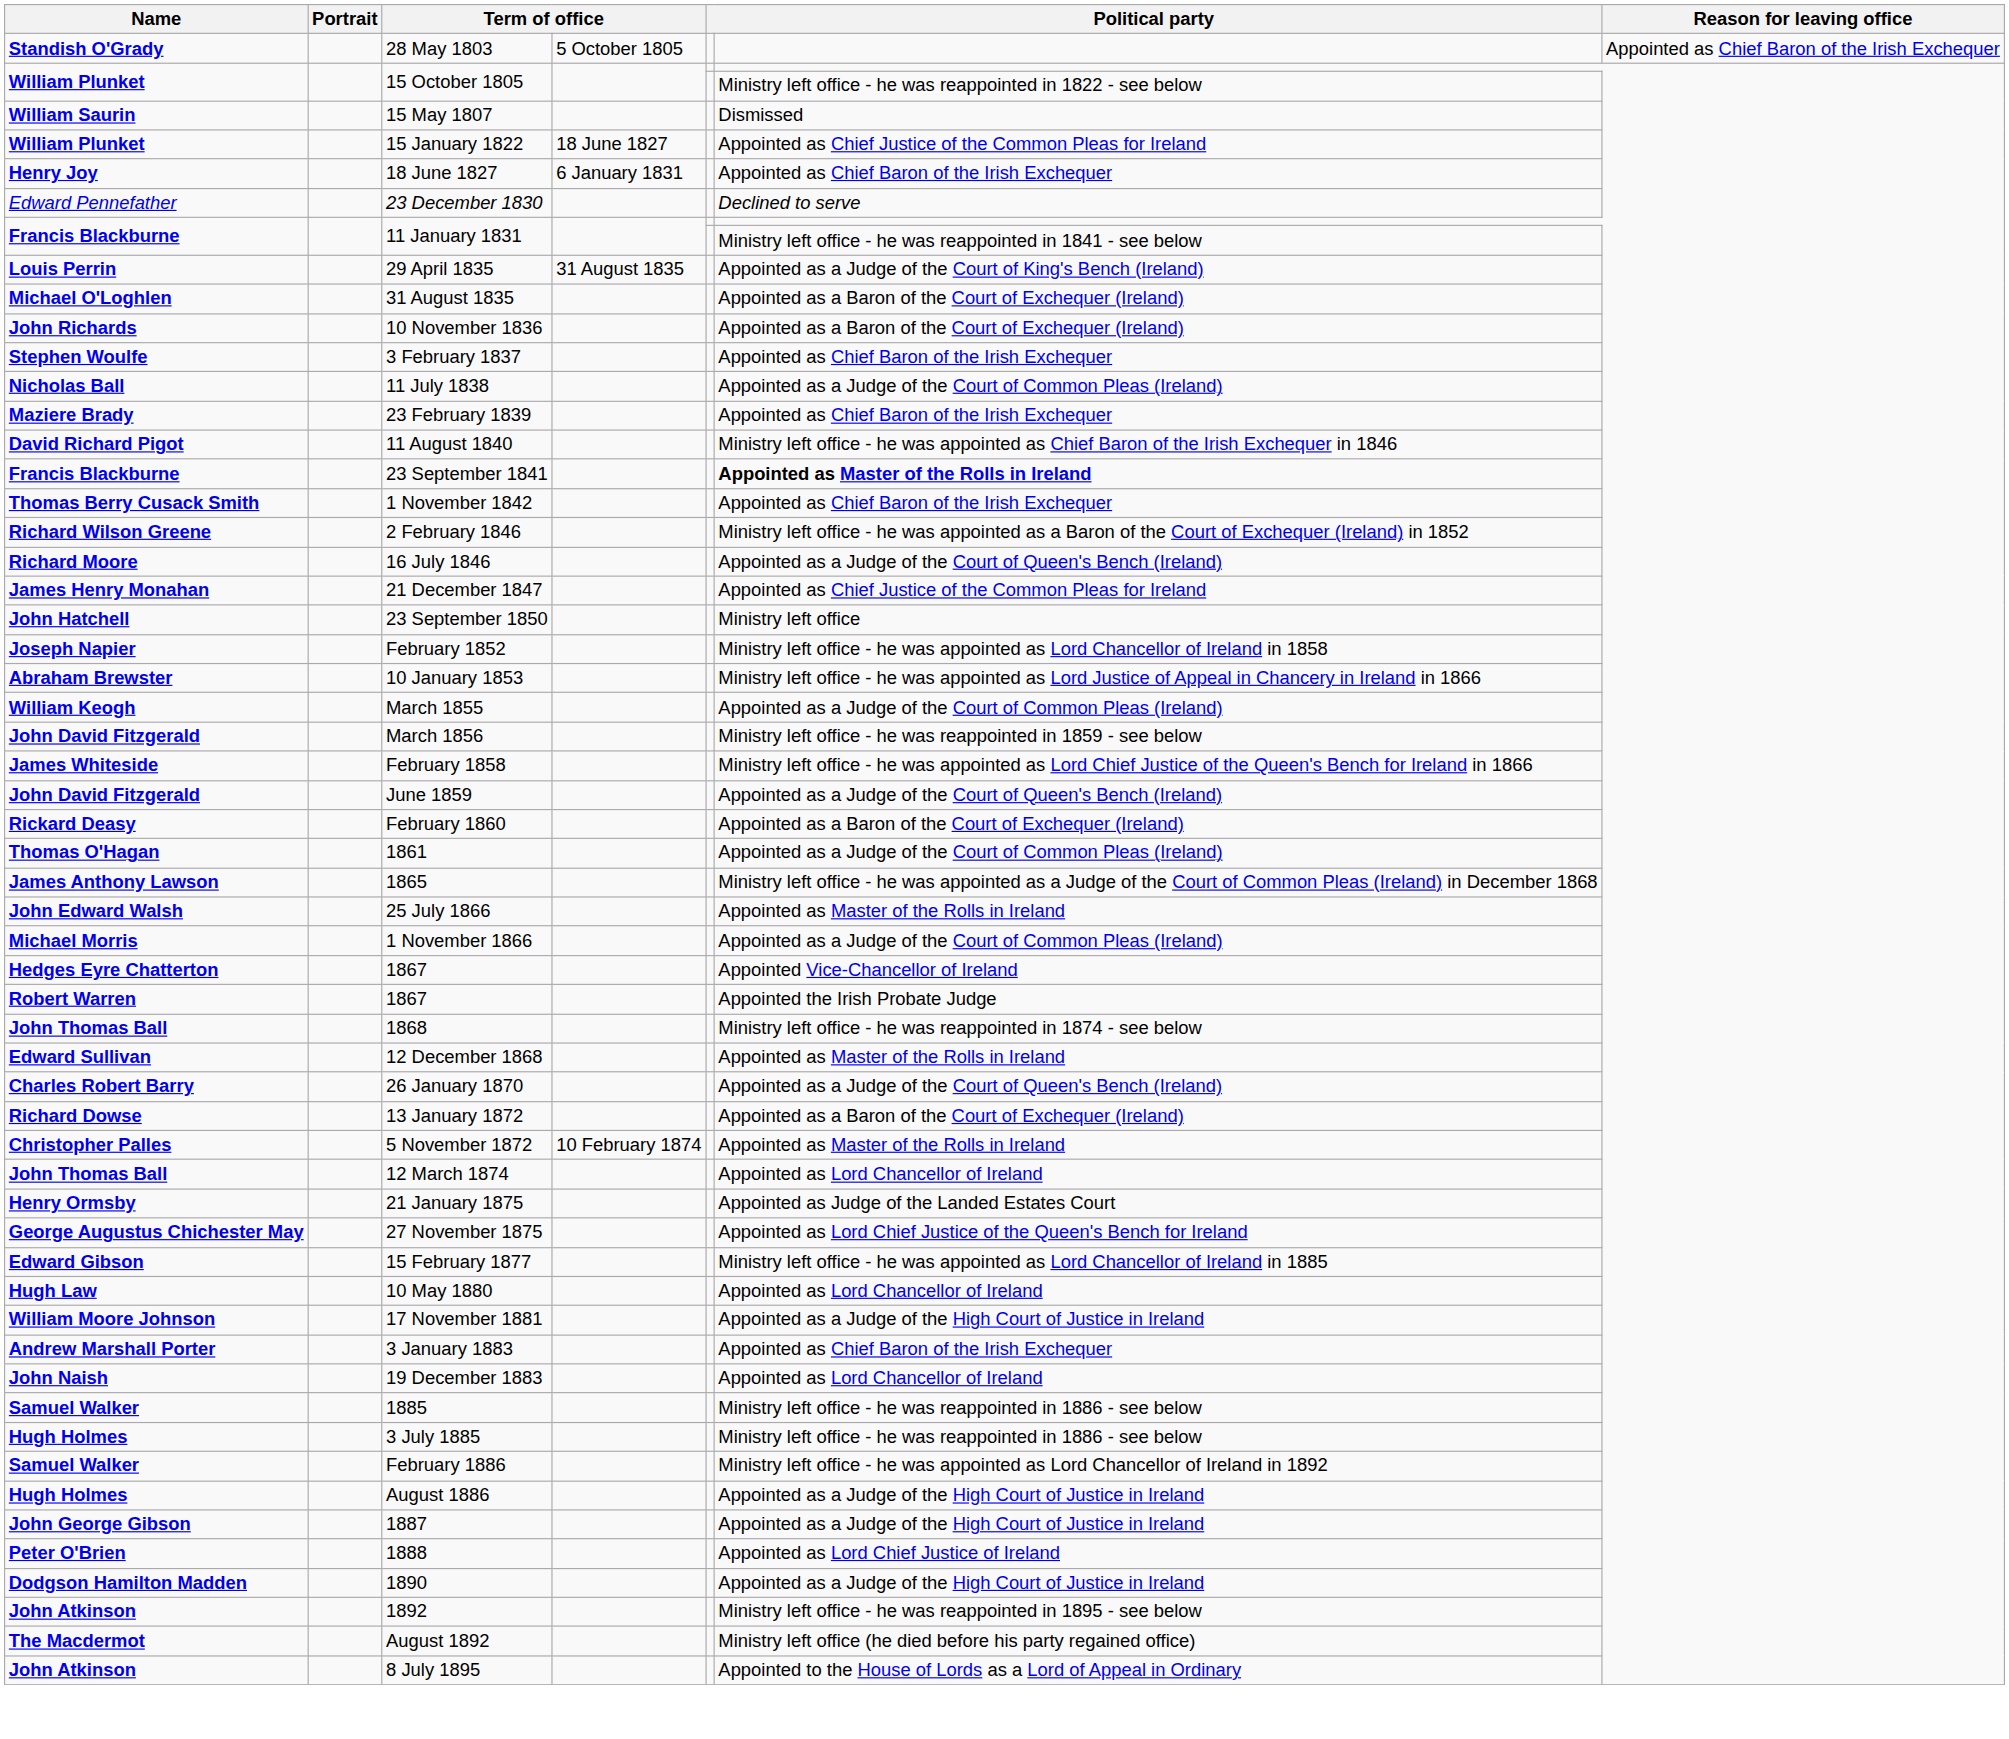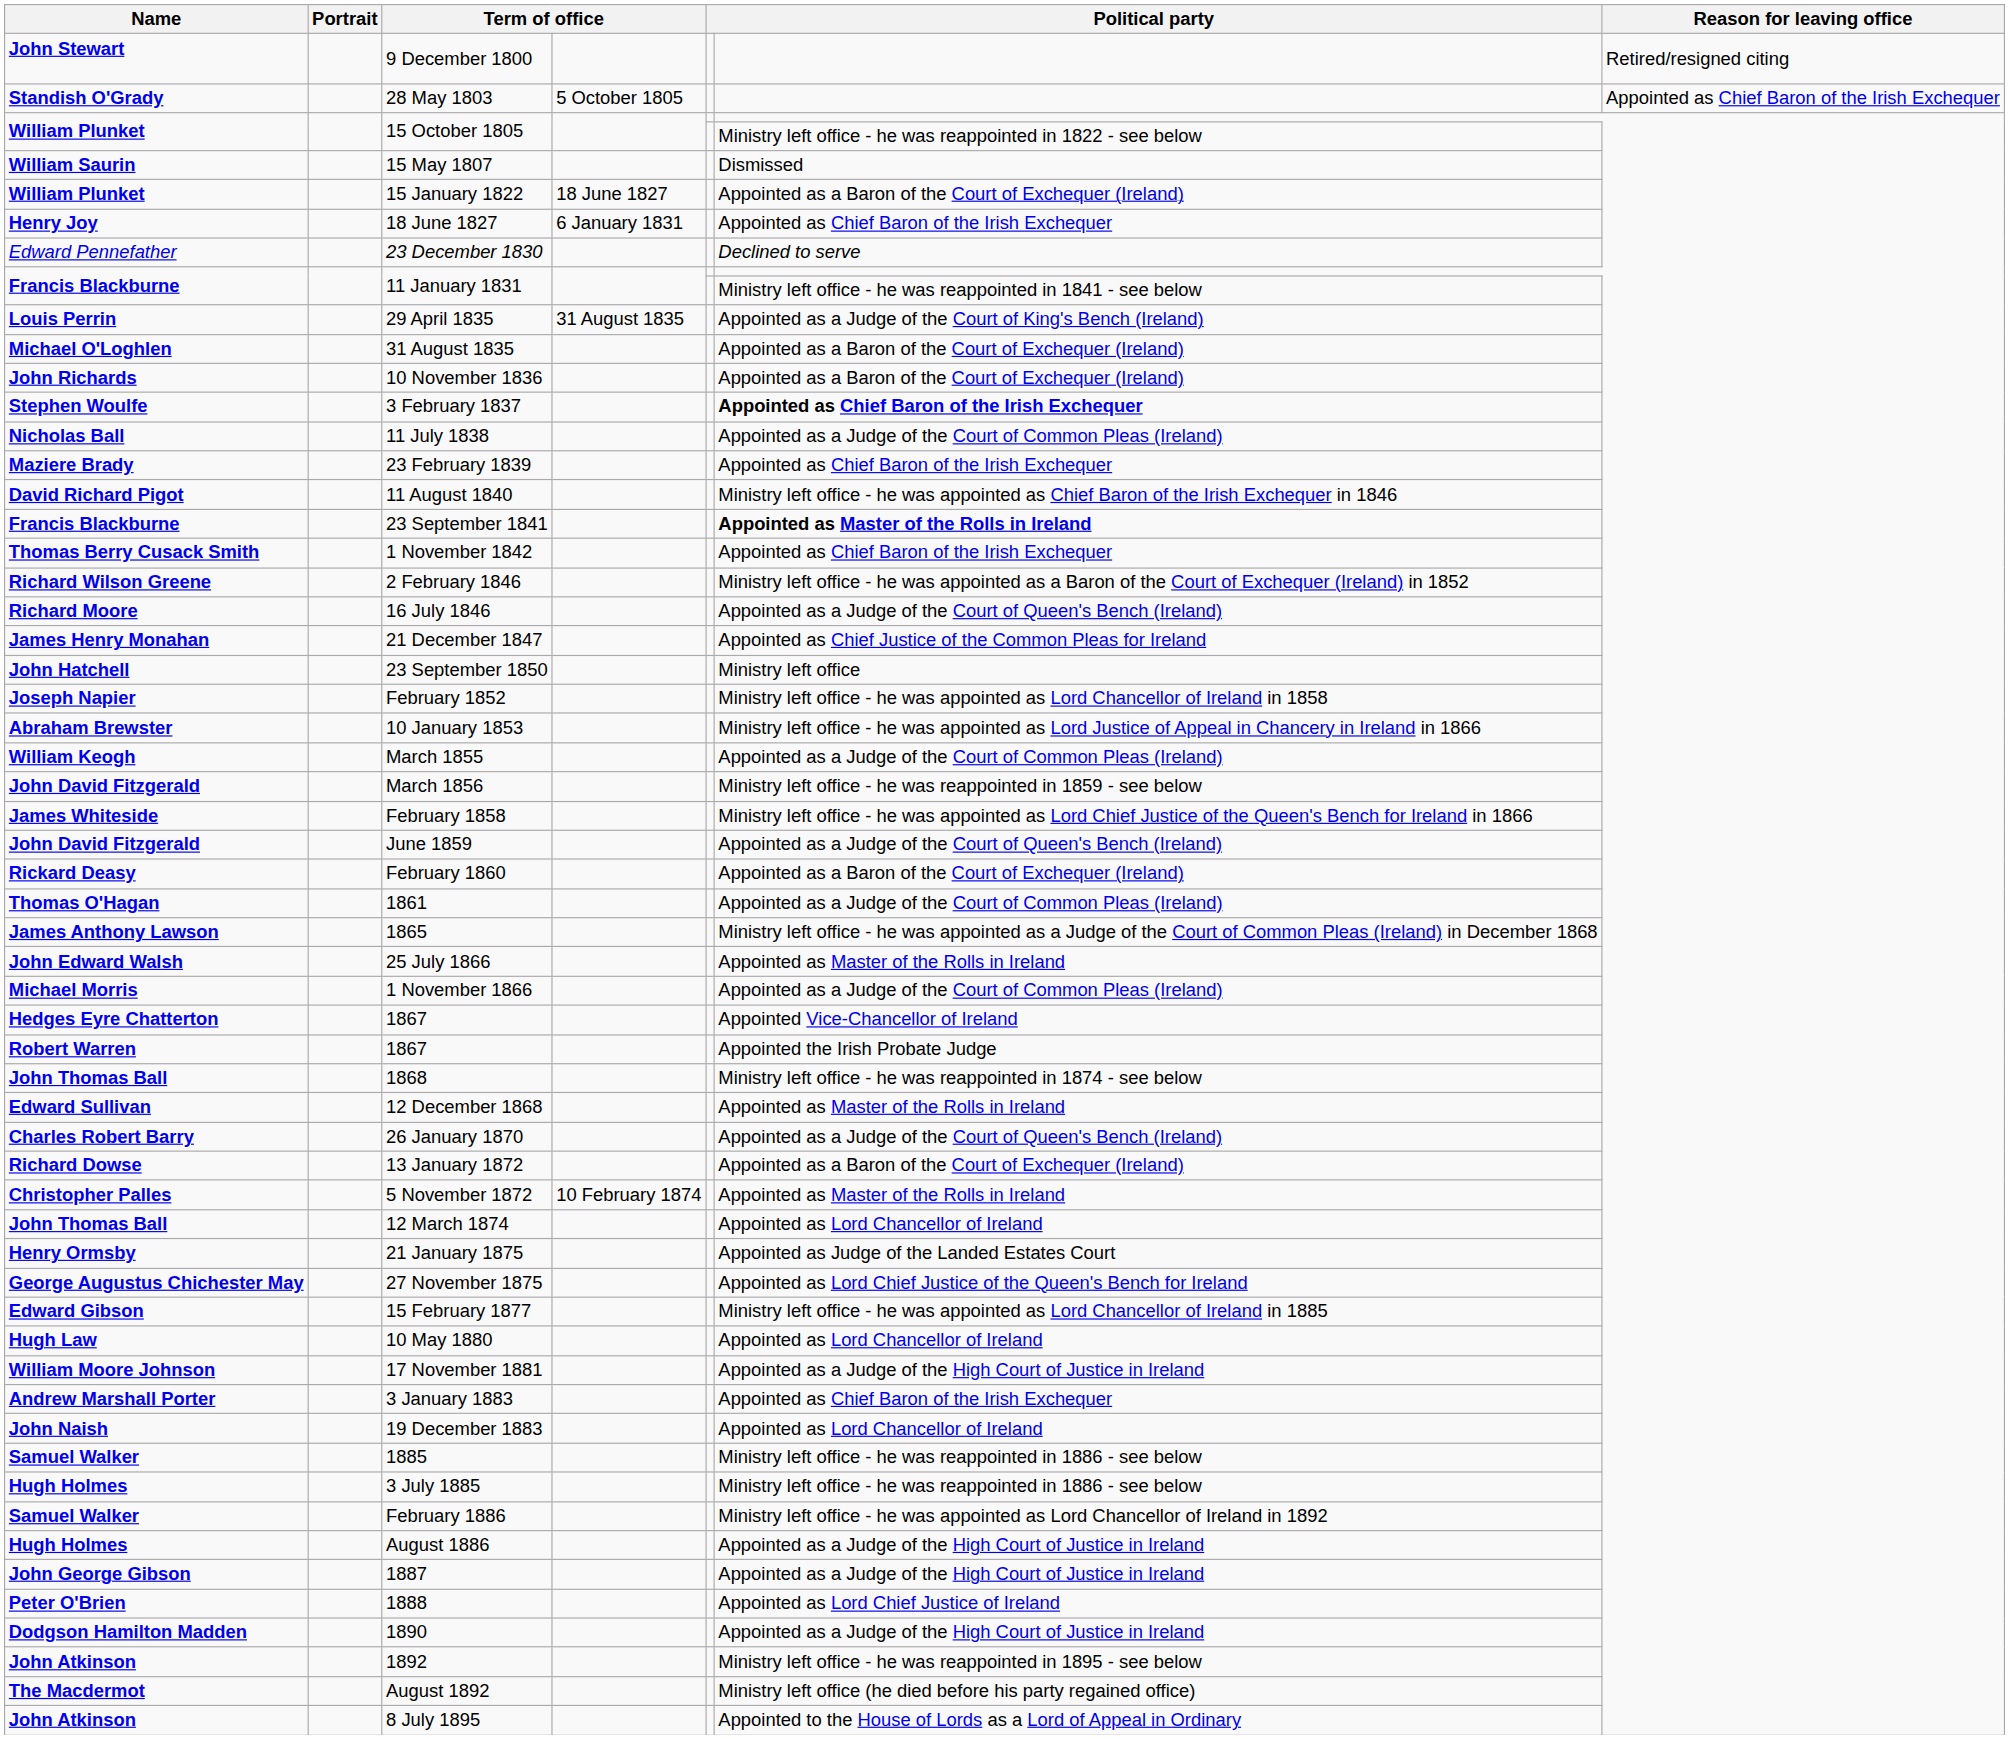+ row: (67, 48)
(962, 144) Appointed as Chief Justice of the Common Pleas for Ireland -> (951, 194) Appointed as a Baron of the Court of Exchequer (Ireland)
(915, 357) normal -> (931, 406) bold
